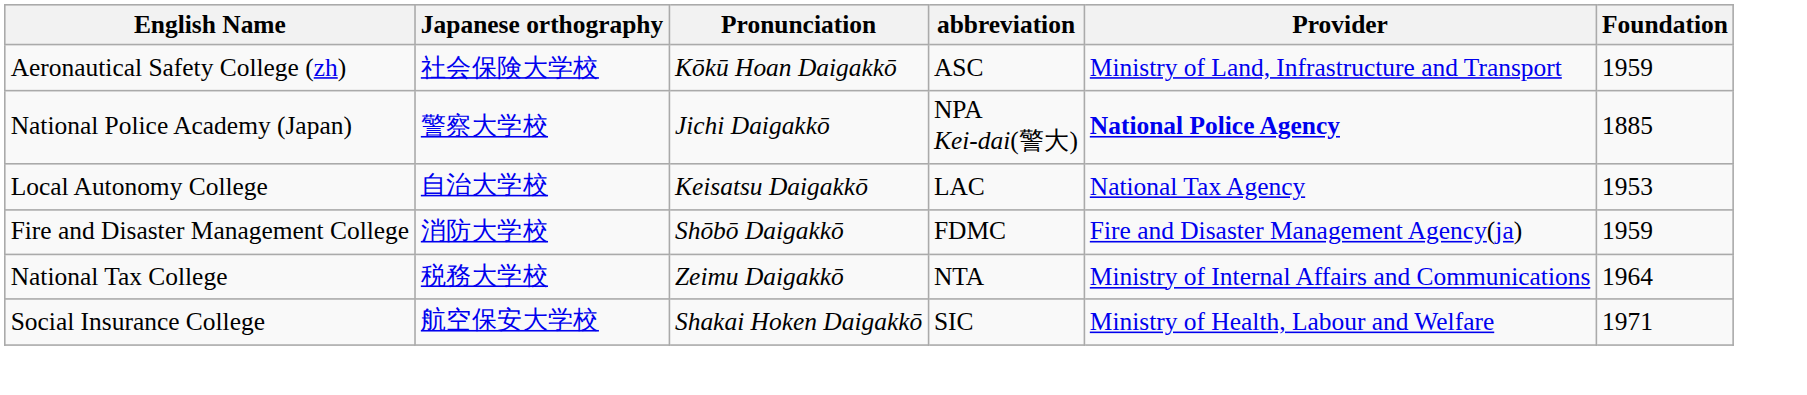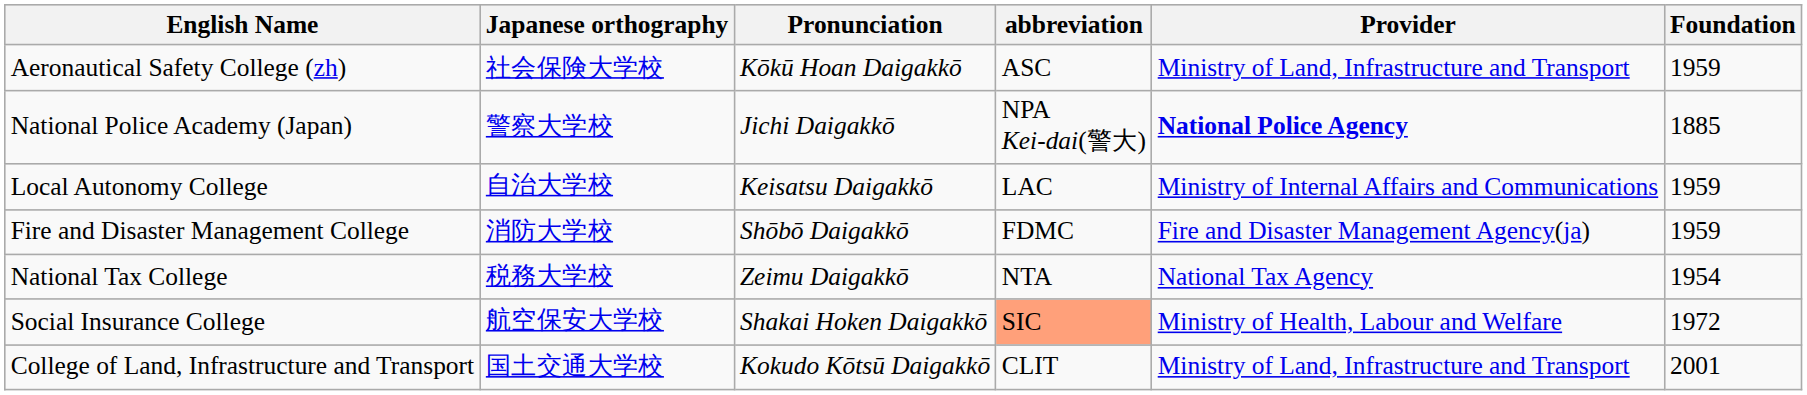(1197, 186) National Tax Agency -> (1408, 186) Ministry of Internal Affairs and Communications
(1627, 186) 1953 -> (1695, 186) 1959
(1340, 276) Ministry of Internal Affairs and Communications -> (1265, 276) National Tax Agency
(1627, 276) 1964 -> (1695, 276) 1954
(954, 321) no background -> (1022, 321) lightsalmon background
(1627, 321) 1971 -> (1695, 321) 1972
+ row: (242, 366)
